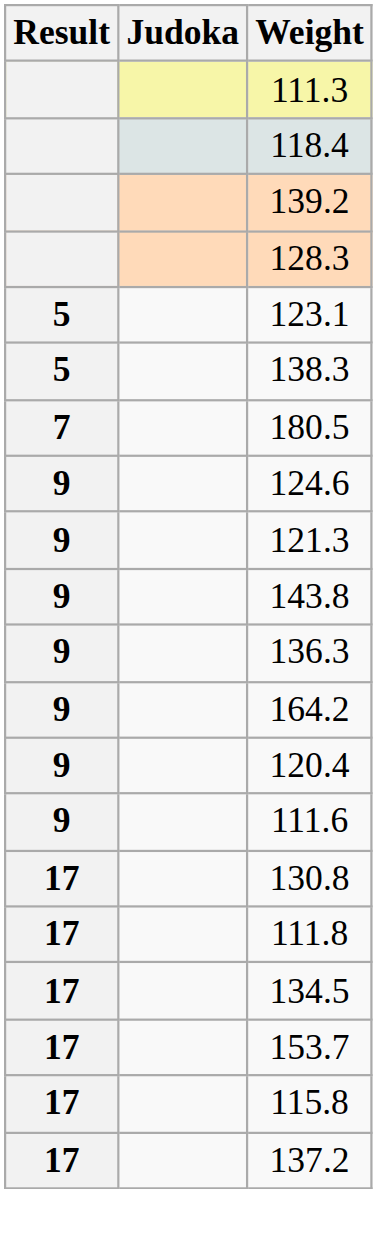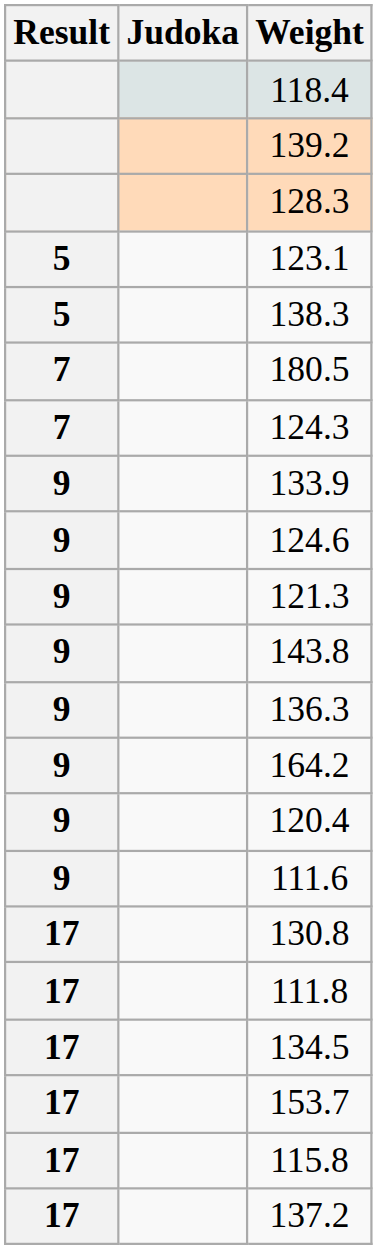- row: (310, 88)
+ row: (310, 426)
+ row: (310, 483)
